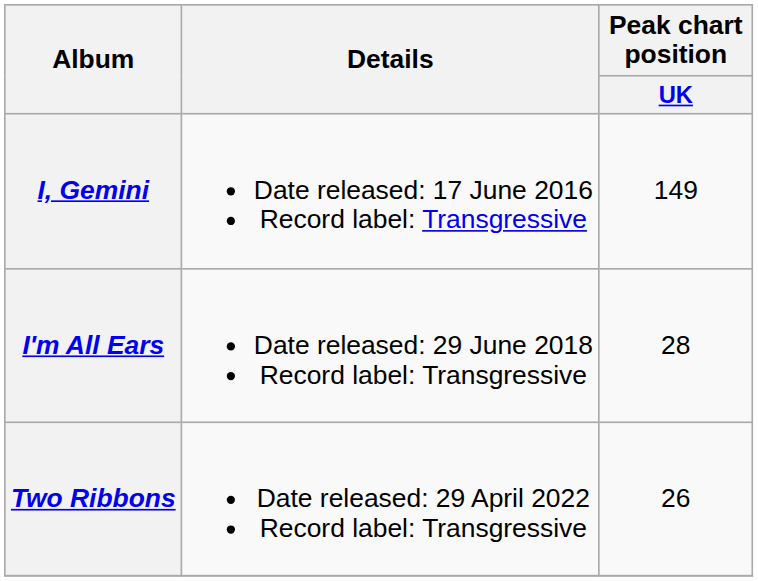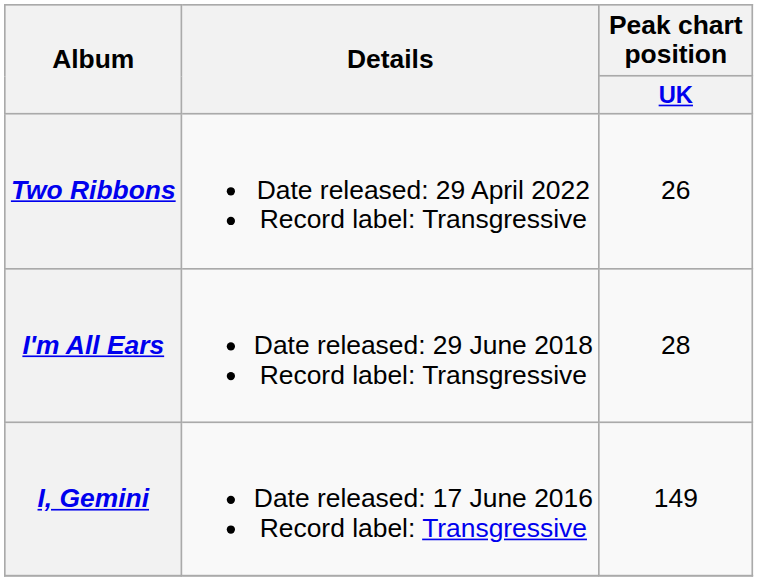rows swapped: (93, 190) <-> (93, 498)
